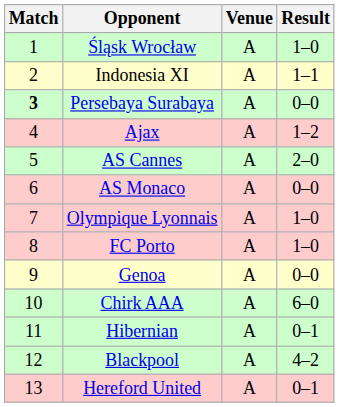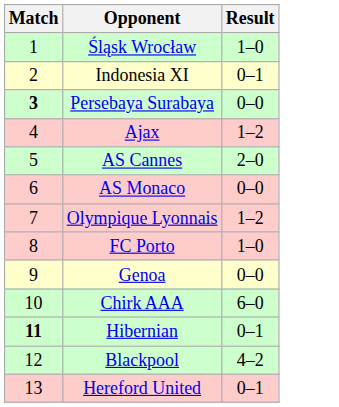- column: (249, 18)
(306, 75) 1–1 -> (250, 75) 0–1
(306, 217) 1–0 -> (250, 217) 1–2
(34, 331) normal -> (34, 331) bold
